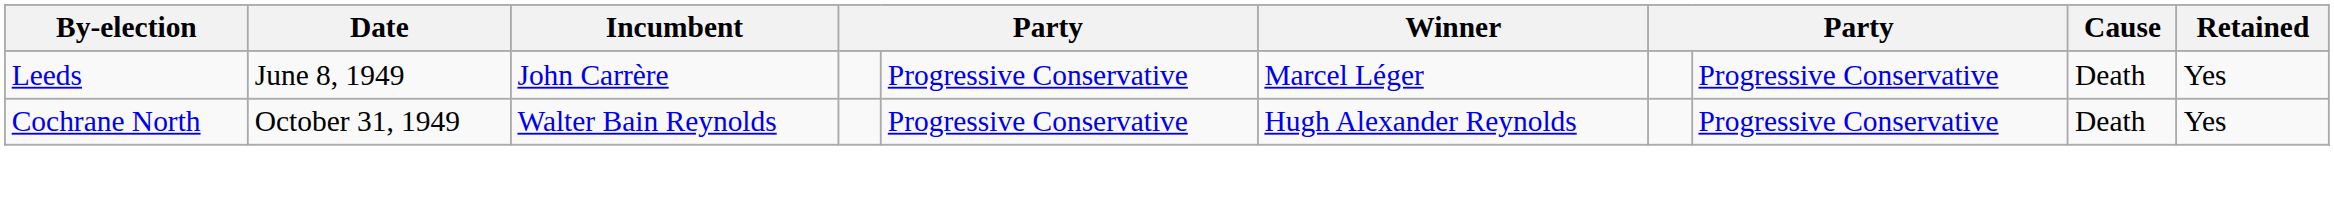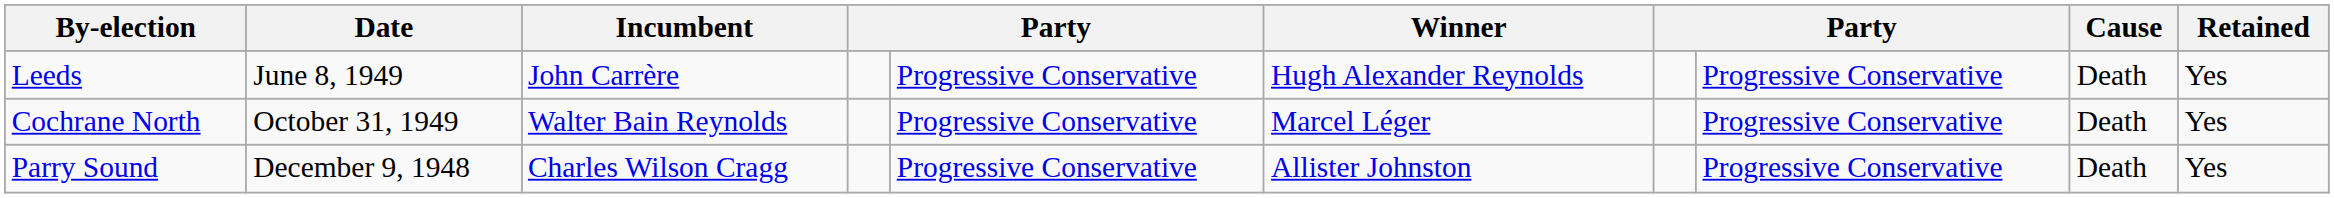(1344, 74) Marcel Léger -> (1427, 74) Hugh Alexander Reynolds
(1421, 121) Hugh Alexander Reynolds -> (1351, 121) Marcel Léger
+ row: (85, 167)
